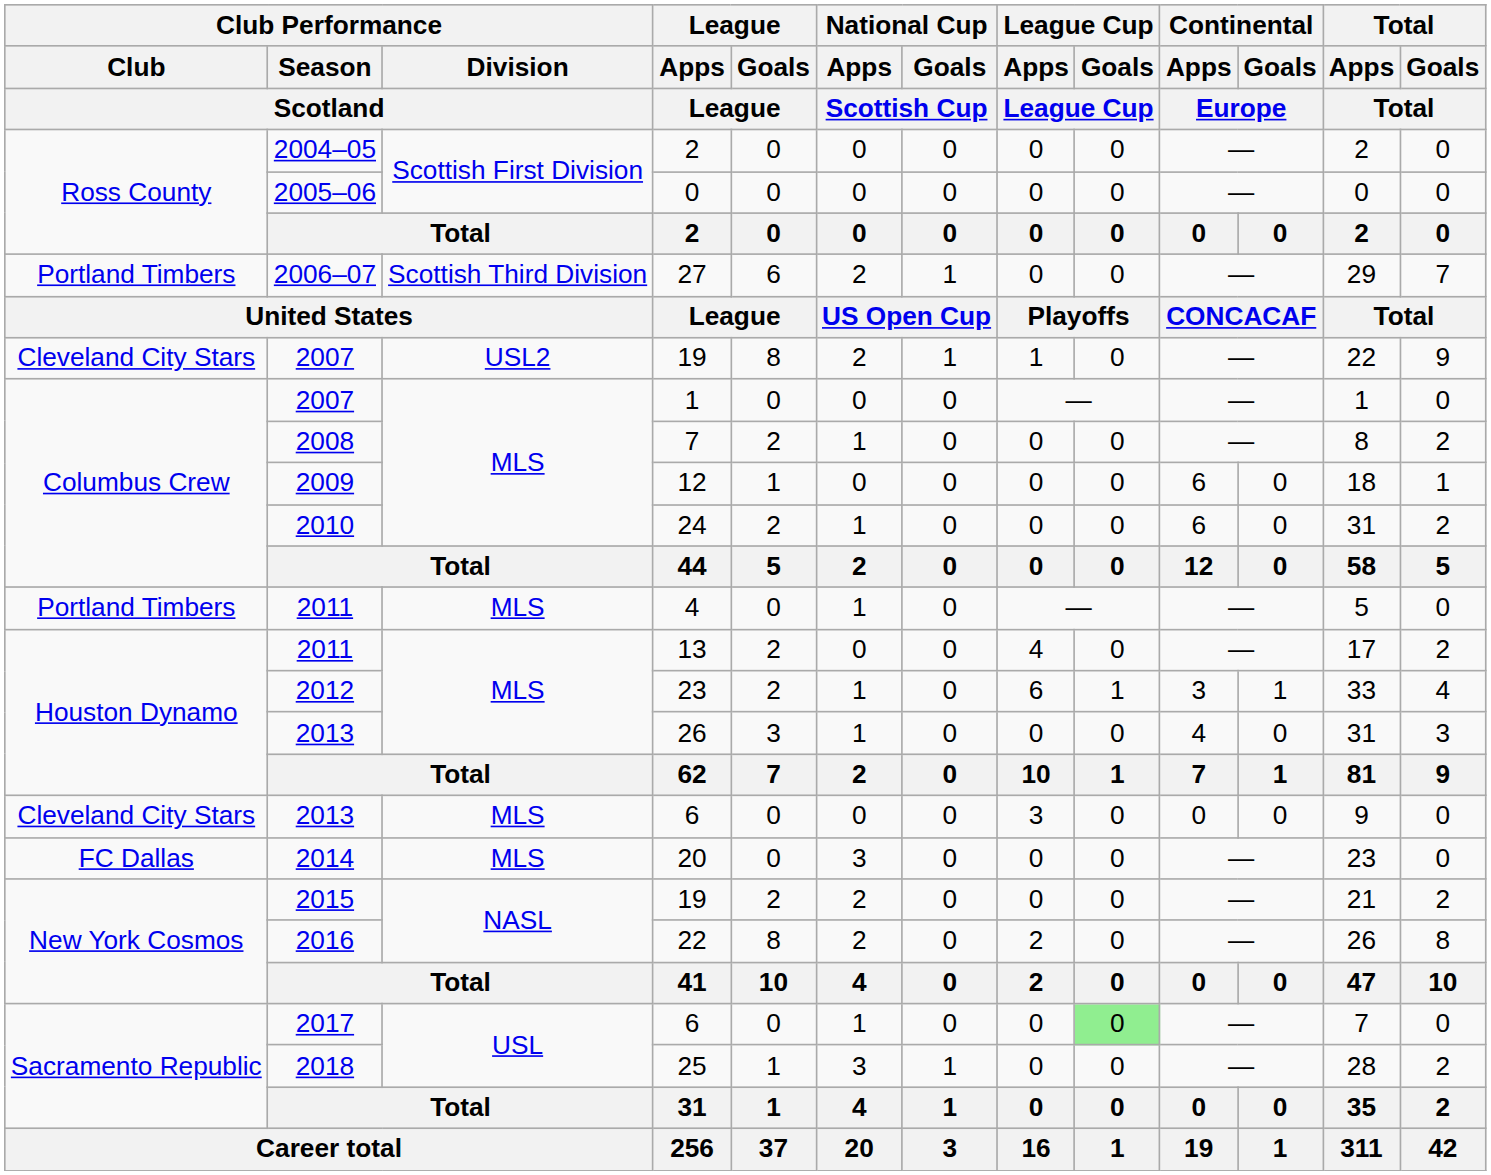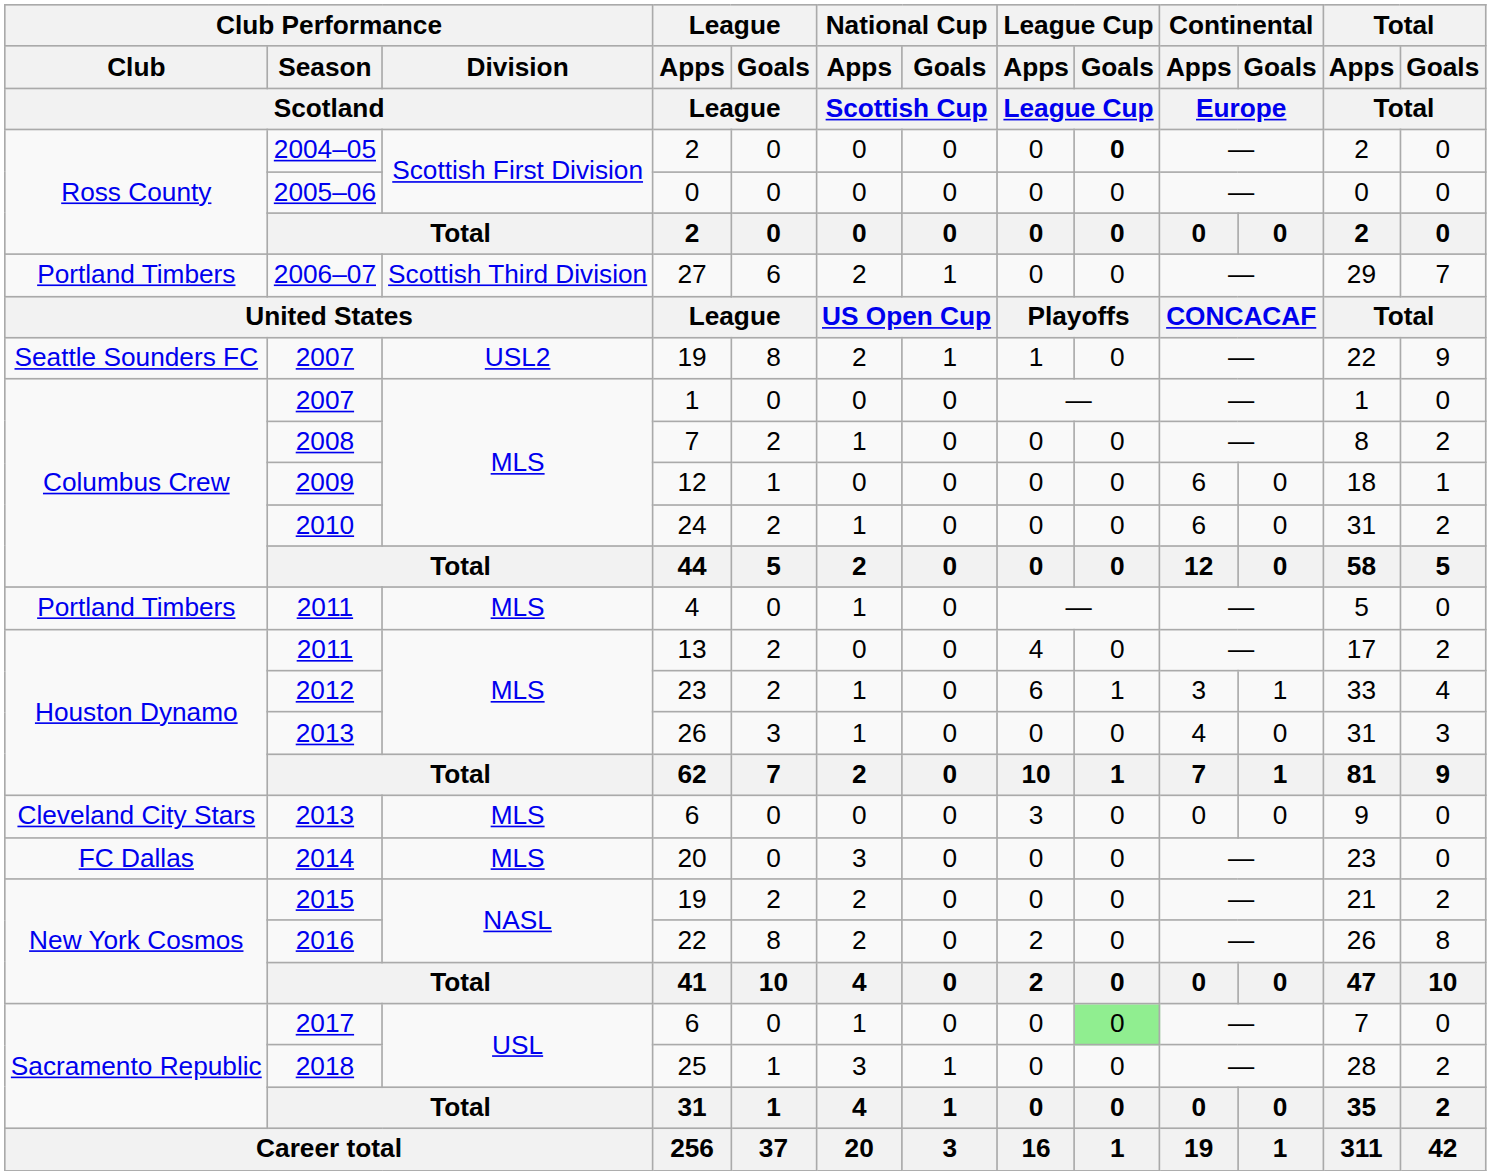(1117, 150) normal -> (1117, 150) bold
(136, 358) Cleveland City Stars -> (136, 358) Seattle Sounders FC
